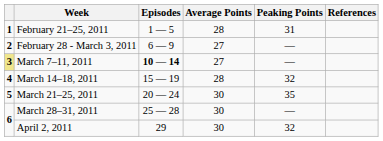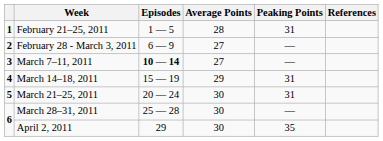(9, 62) khaki background -> (9, 62) no background
(219, 78) 28 -> (219, 78) 29
(290, 78) 32 -> (290, 78) 31
(290, 95) 35 -> (290, 95) 31
(290, 128) 32 -> (290, 128) 35
